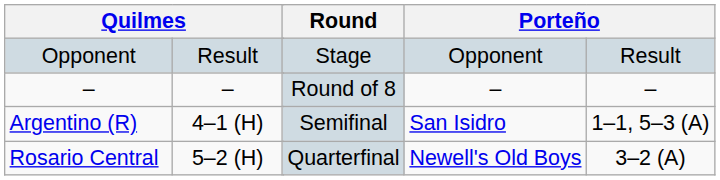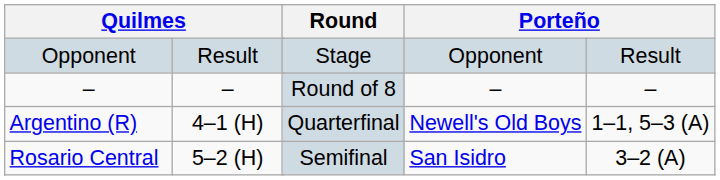(344, 123) Semifinal -> (344, 123) Quarterfinal
(458, 123) San Isidro -> (495, 123) Newell's Old Boys
(344, 157) Quarterfinal -> (344, 157) Semifinal
(495, 157) Newell's Old Boys -> (458, 157) San Isidro
